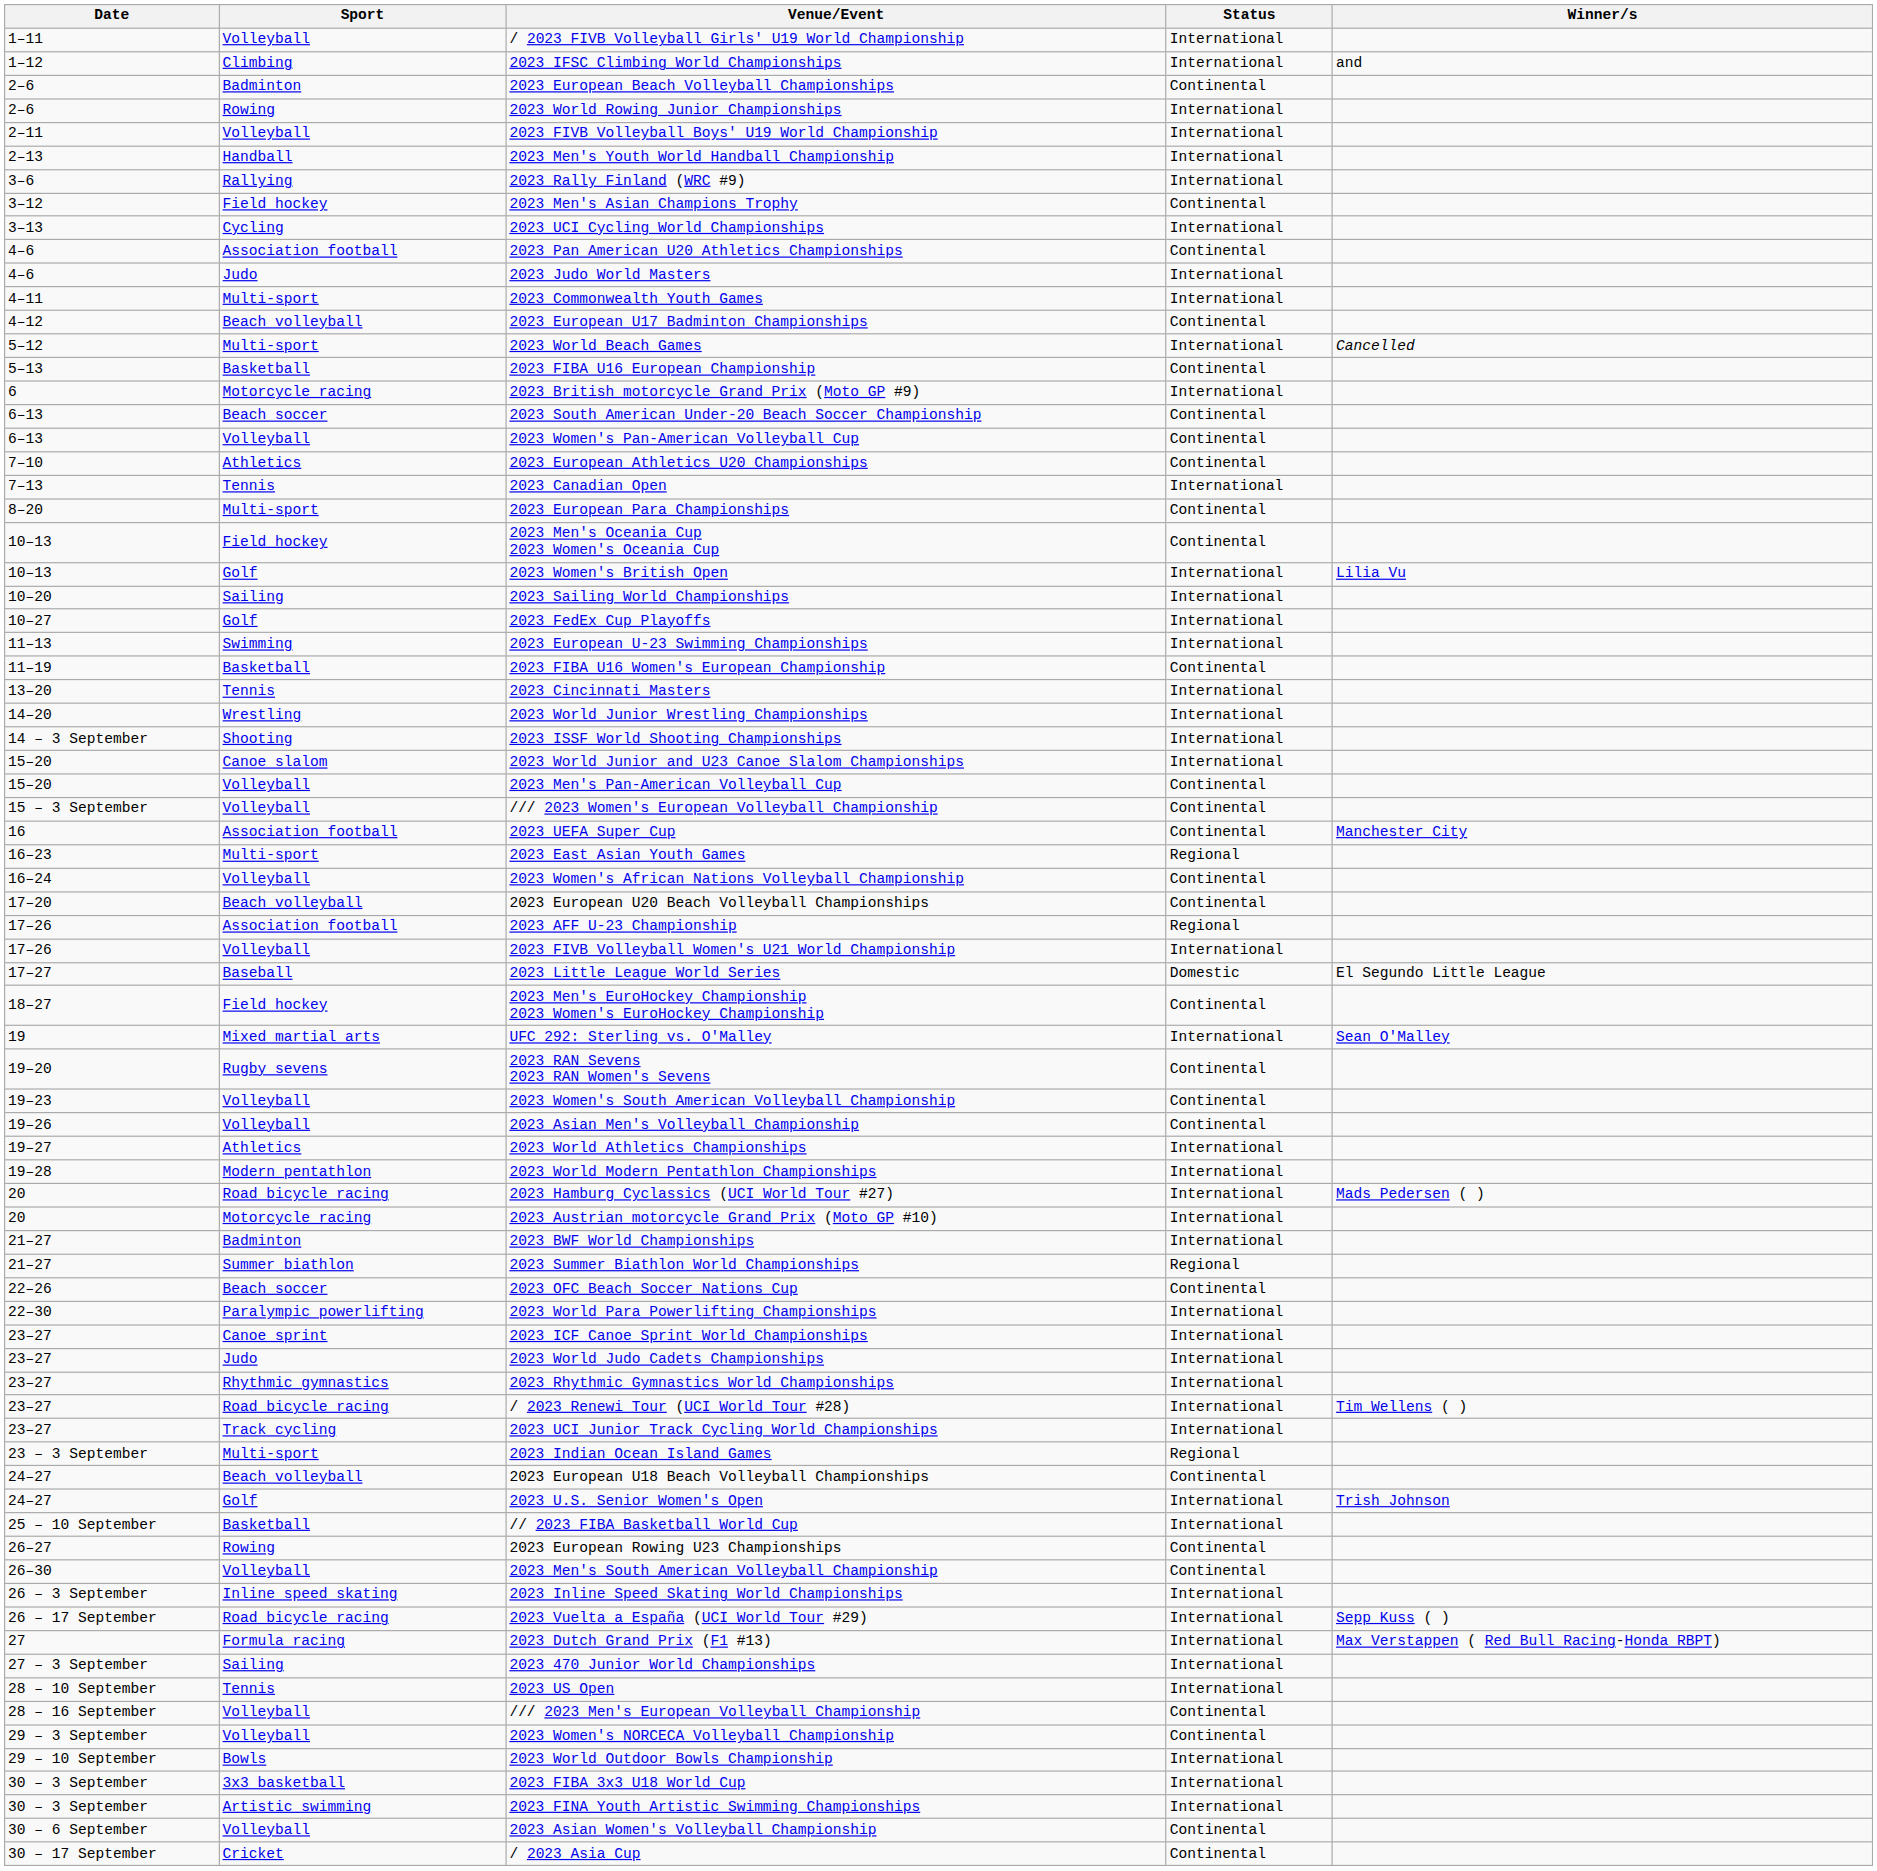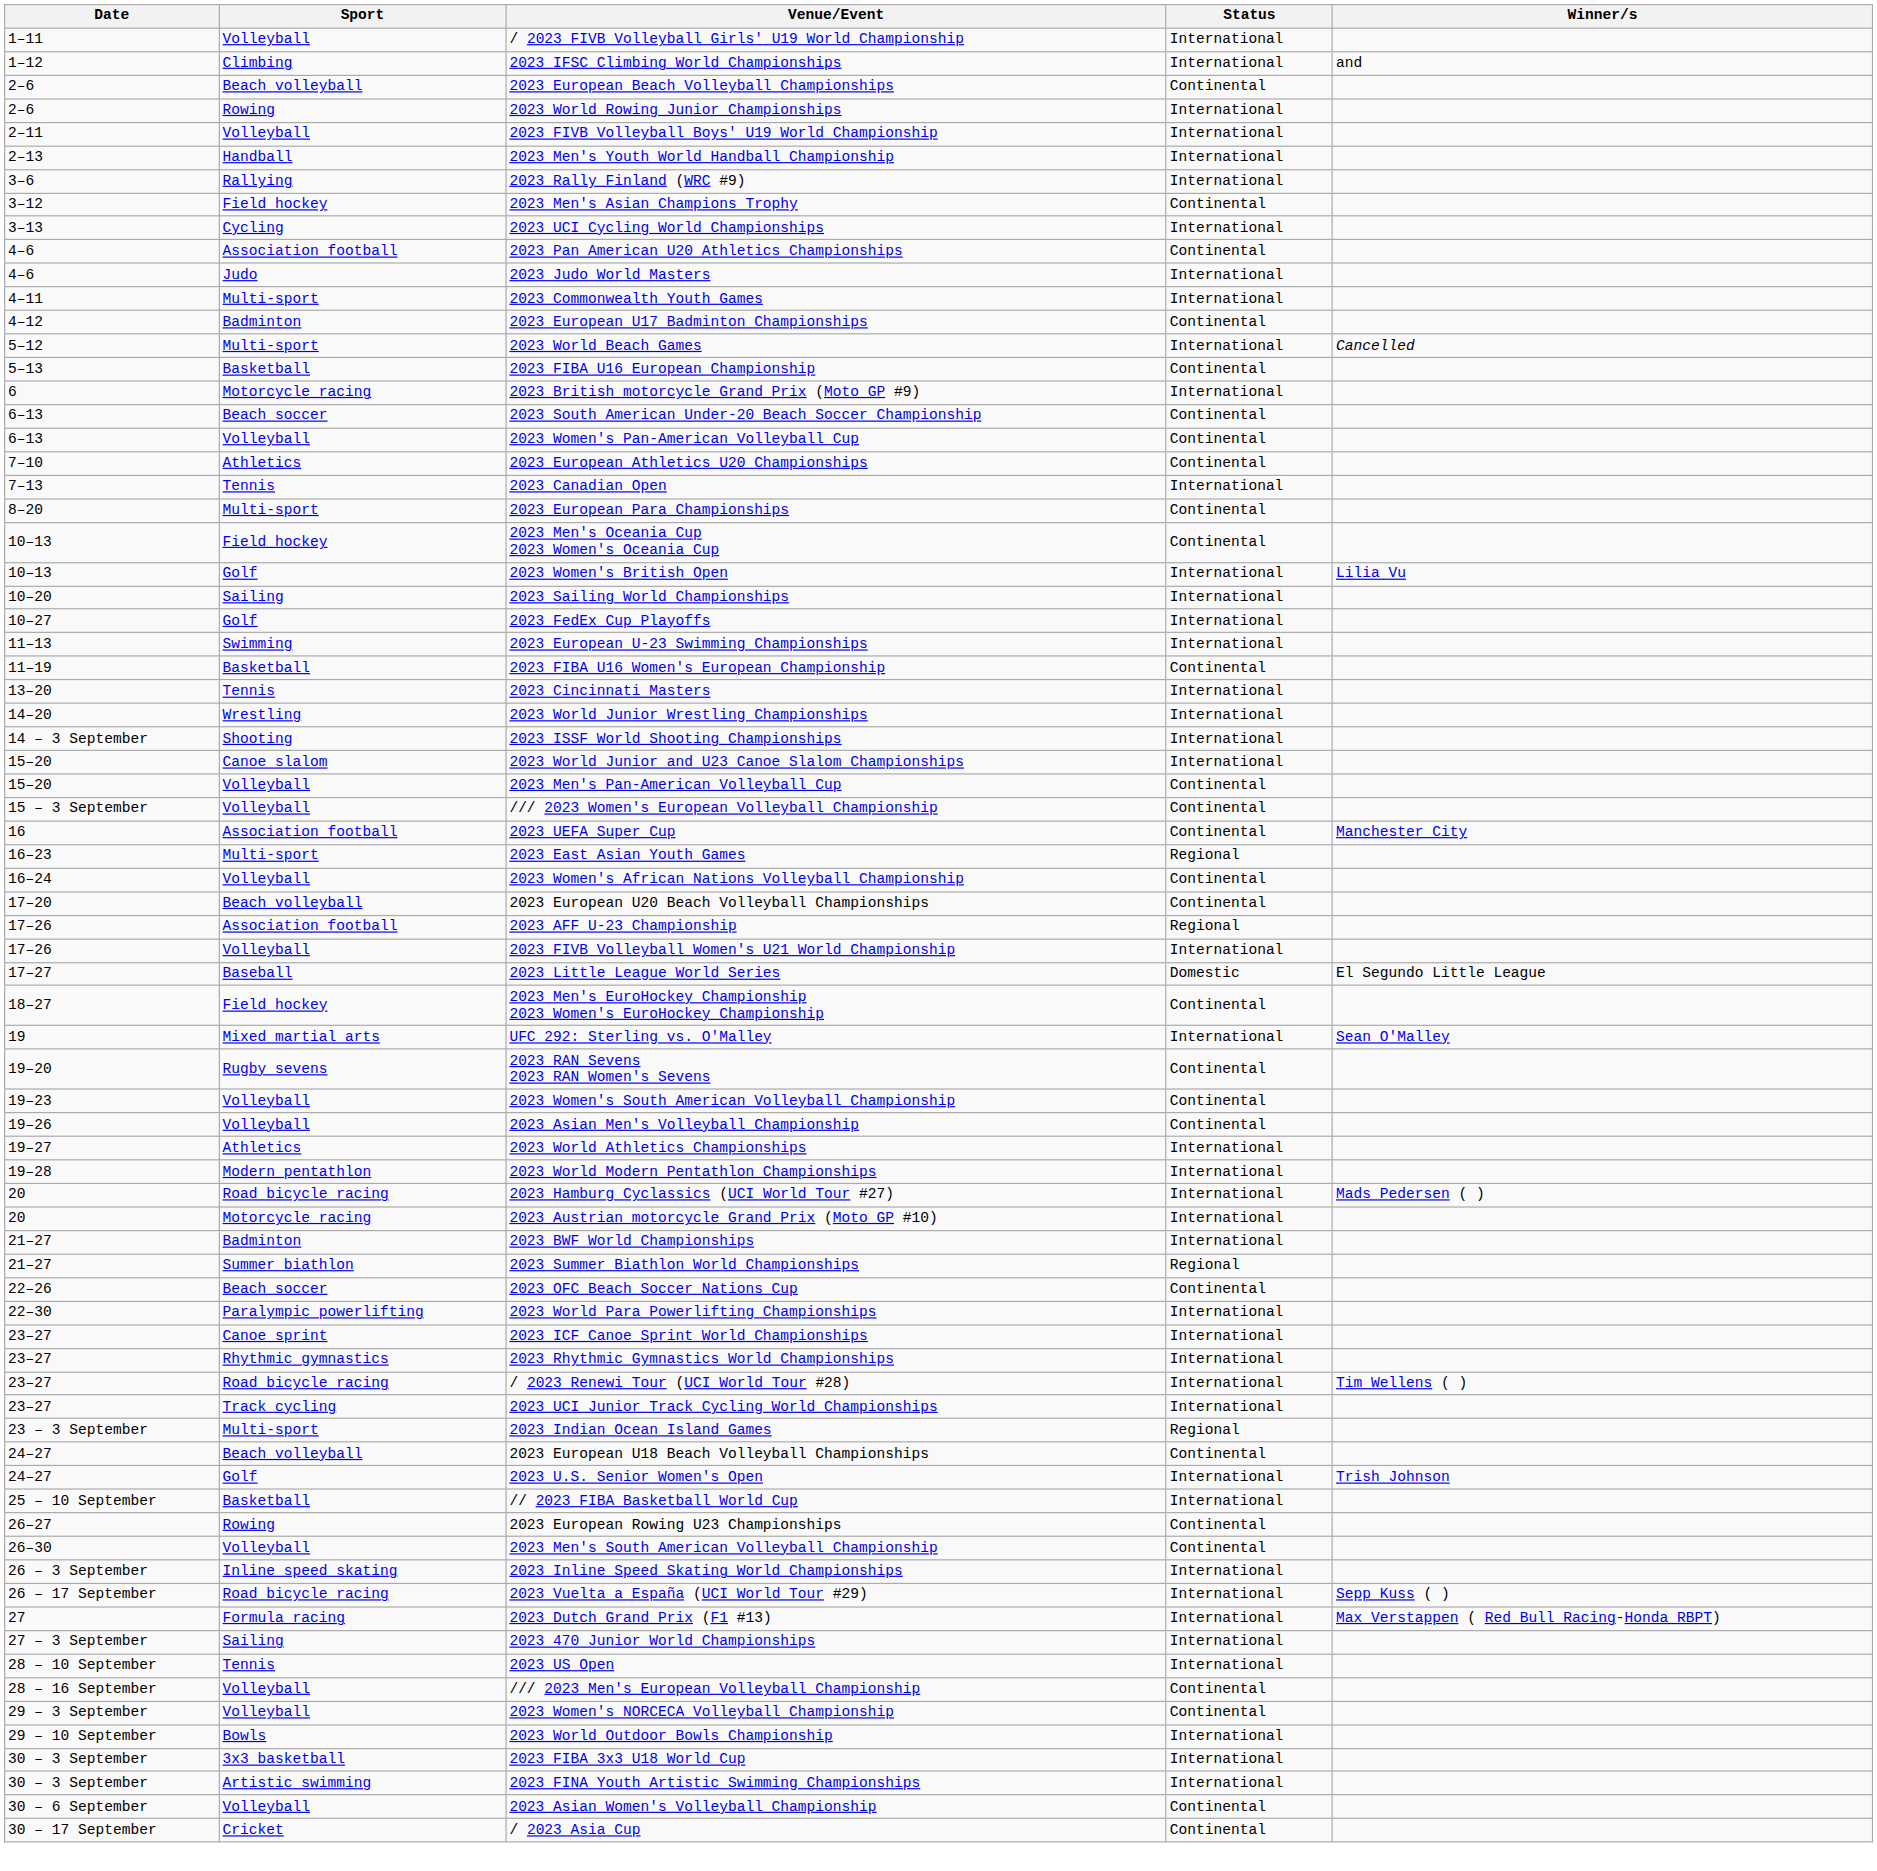(262, 87) Badminton -> (293, 87) Beach volleyball
(293, 323) Beach volleyball -> (262, 323) Badminton
- row: (667, 1360)
